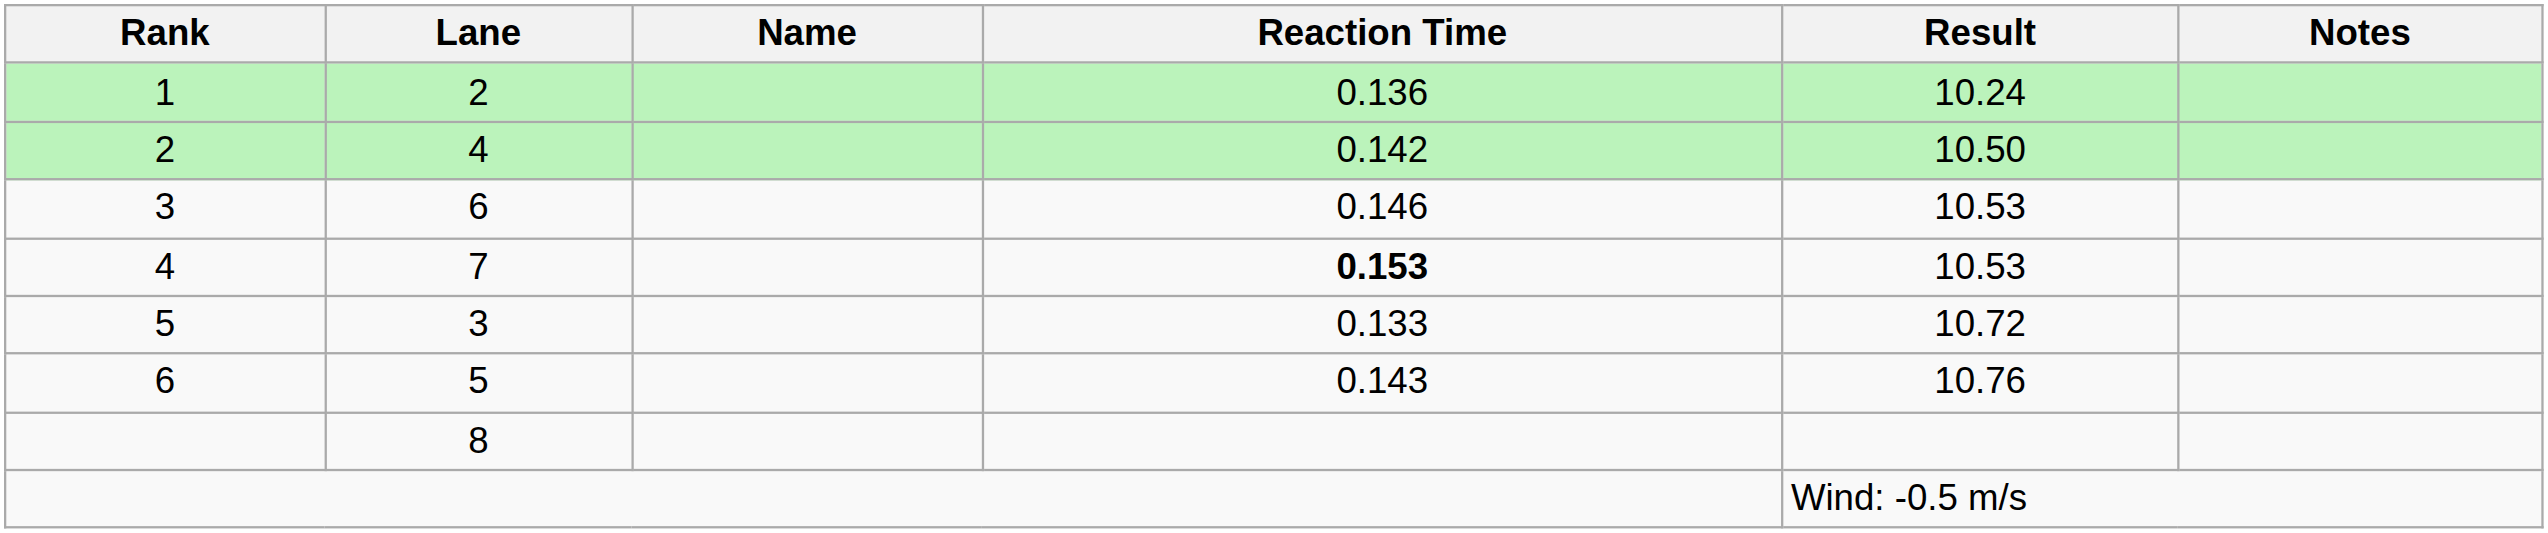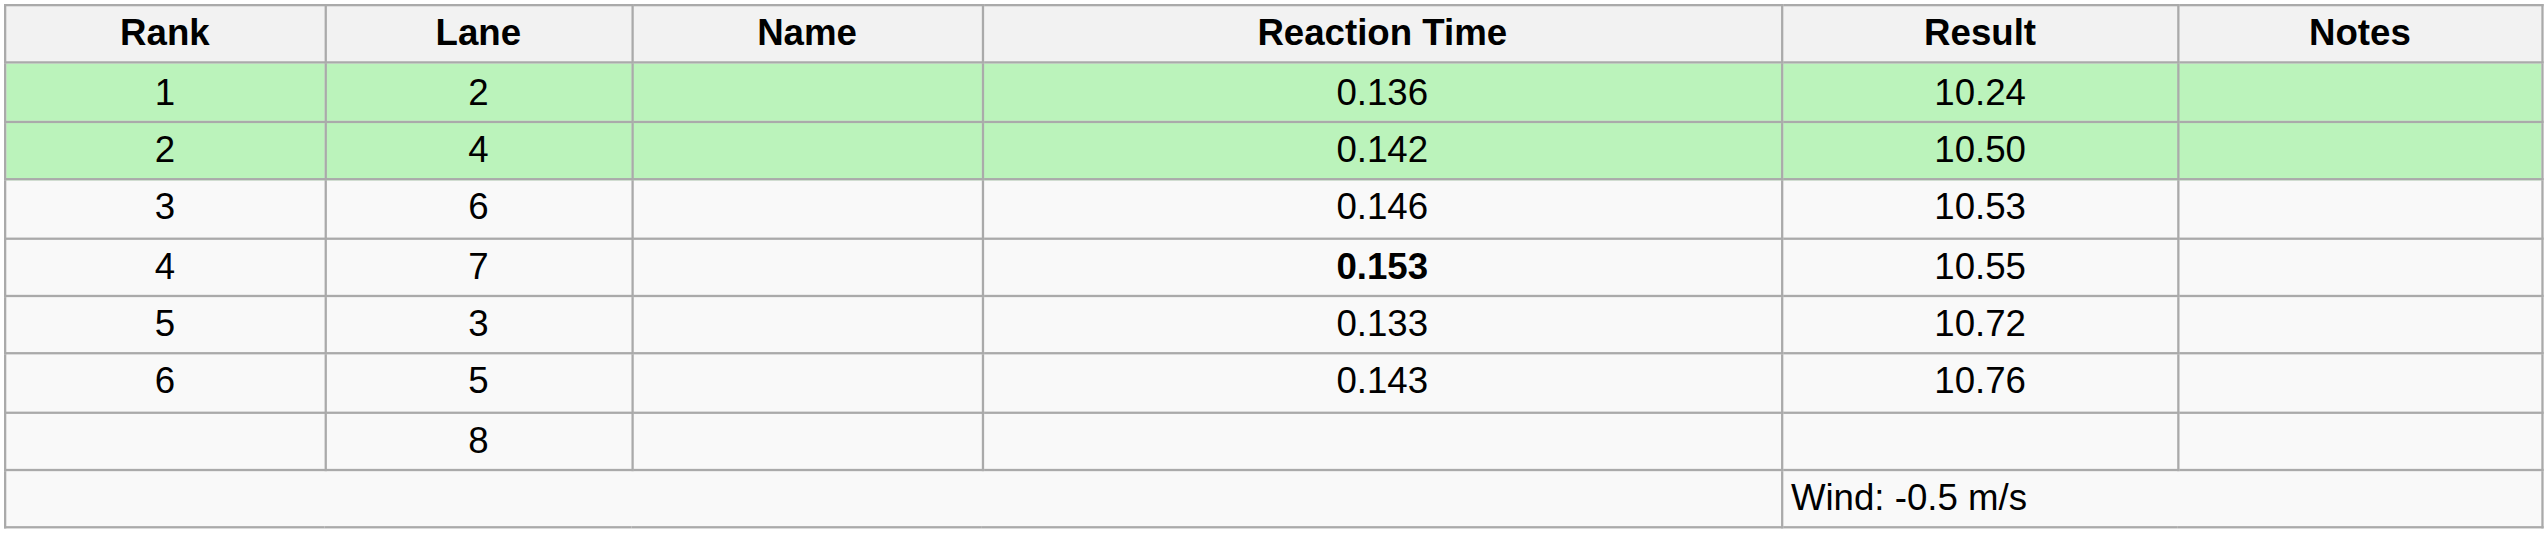(1980, 265) 10.53 -> (1980, 265) 10.55
